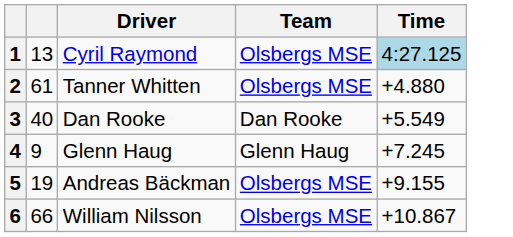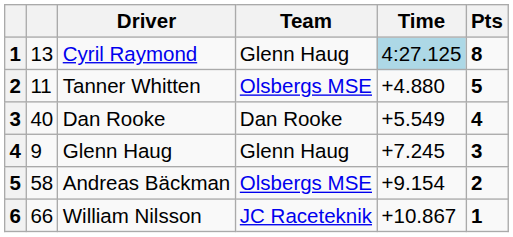+ column: (487, 21)
(306, 54) Olsbergs MSE -> (295, 54) Glenn Haug
(42, 86) 61 -> (41, 86) 11
(42, 184) 19 -> (42, 184) 58
(413, 184) +9.155 -> (413, 184) +9.154
(306, 216) Olsbergs MSE -> (306, 216) JC Raceteknik
